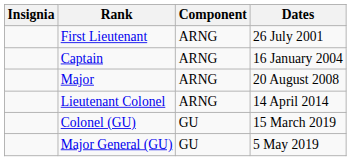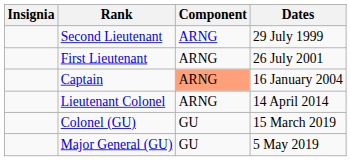+ row: (111, 36)
(198, 58) no background -> (198, 79) lightsalmon background
- row: (77, 79)
